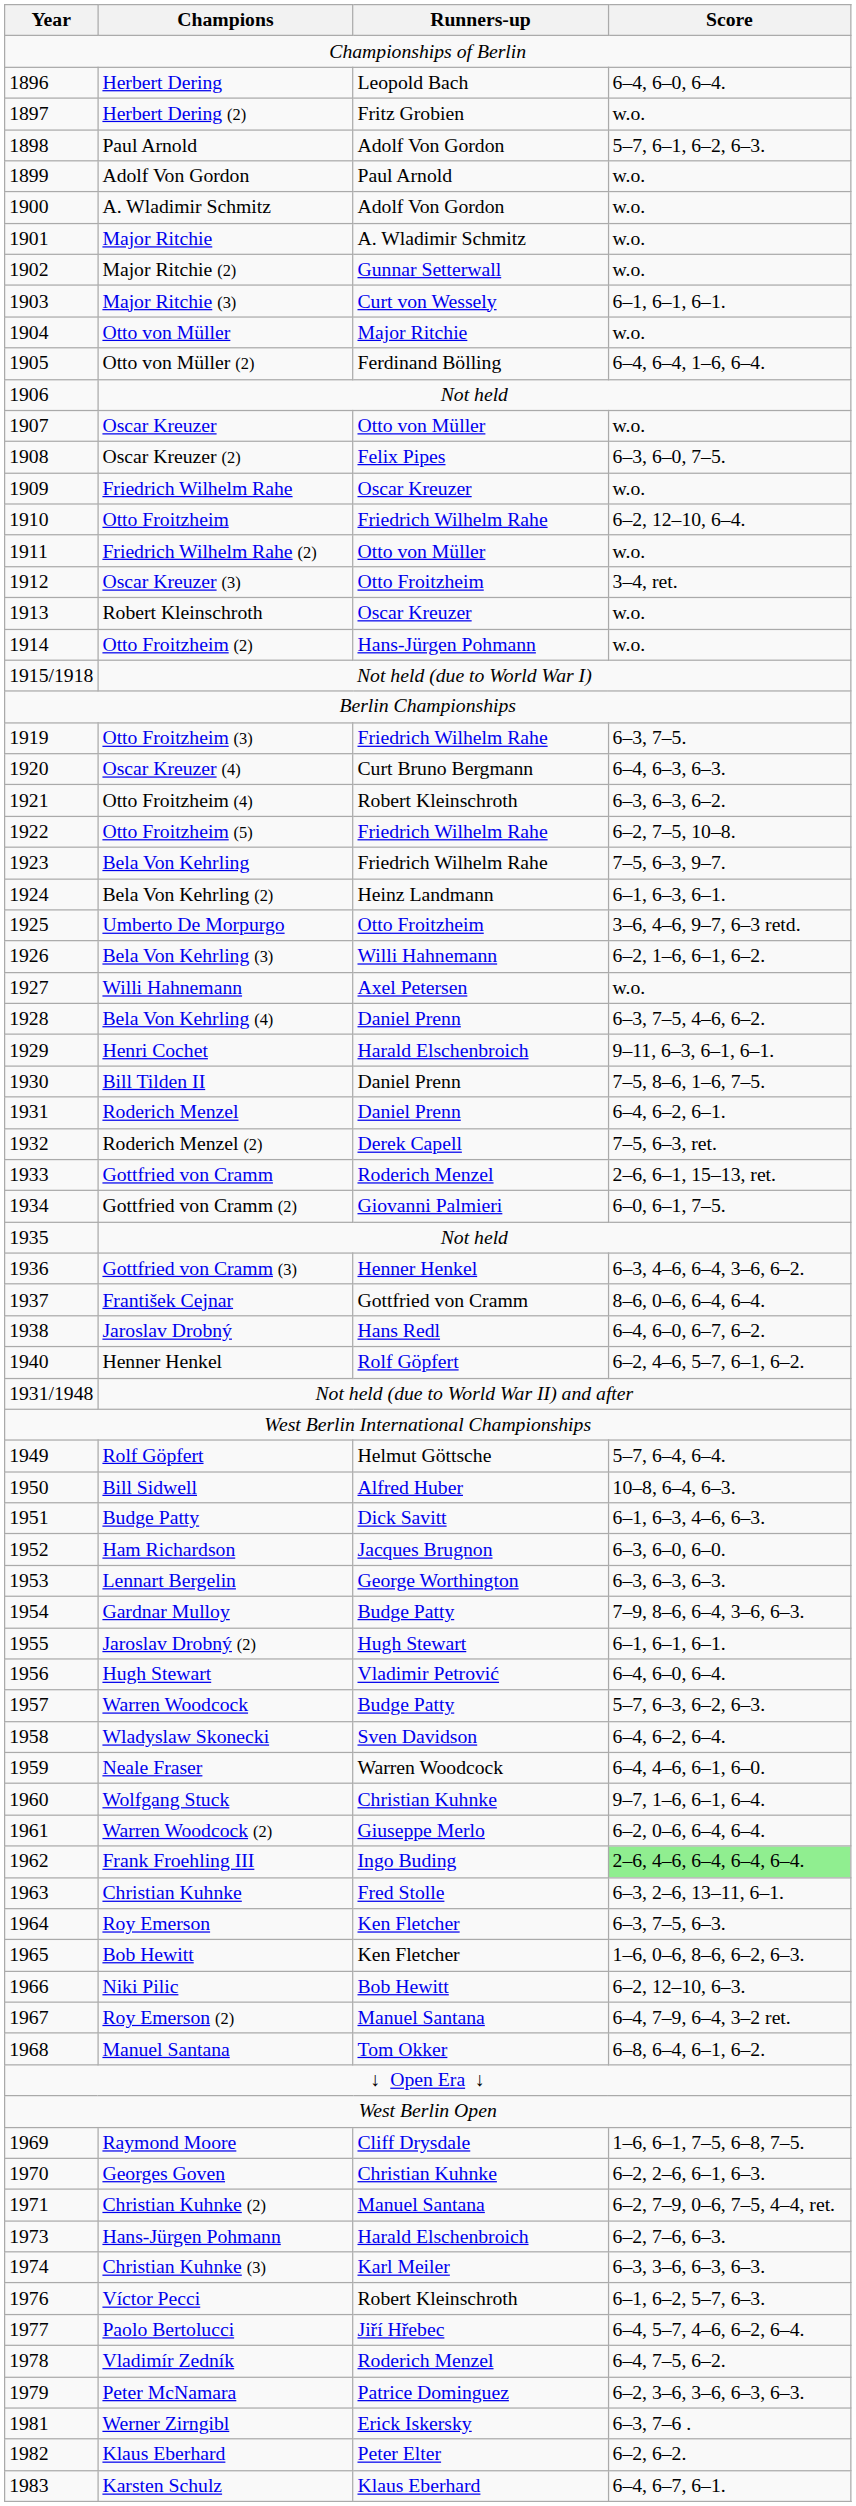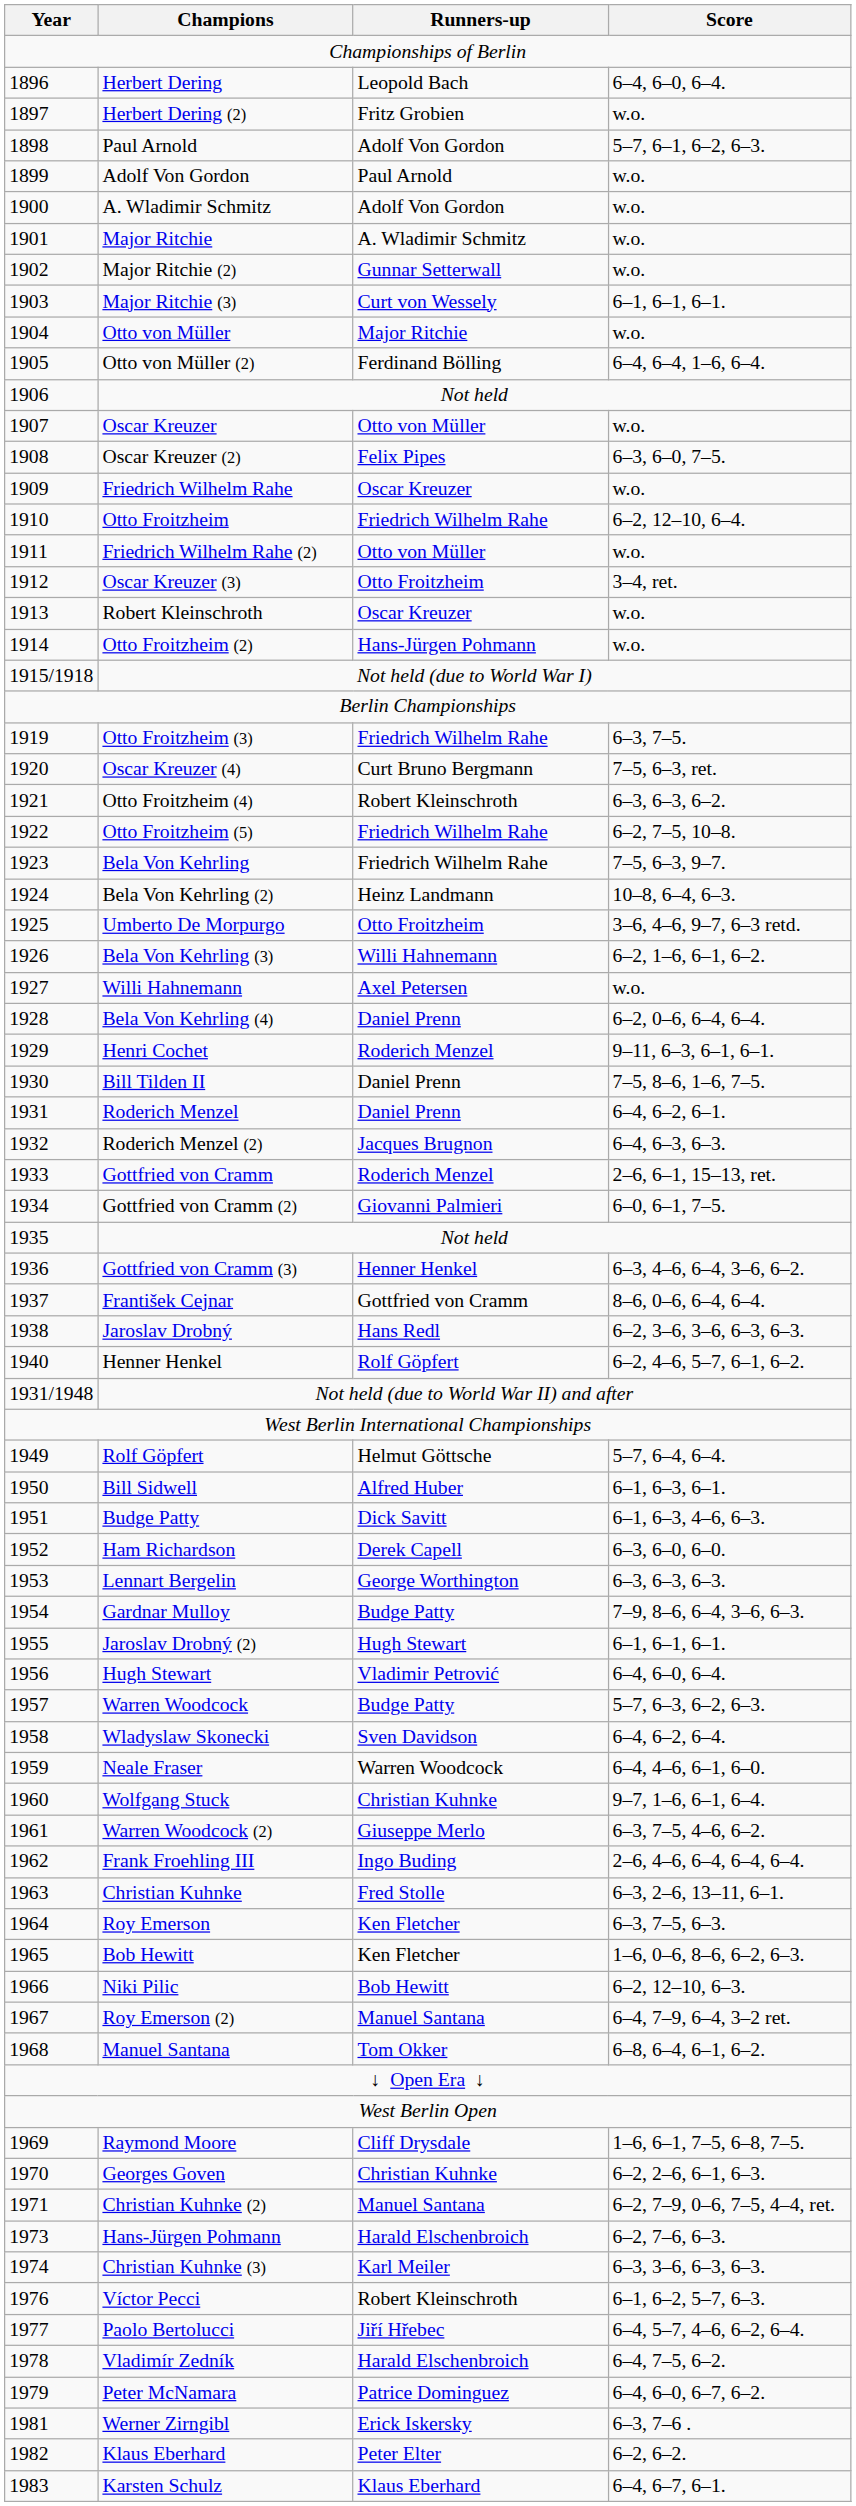(669, 769) 6–4, 6–3, 6–3. -> (665, 769) 7–5, 6–3, ret.
(669, 894) 6–1, 6–3, 6–1. -> (674, 894) 10–8, 6–4, 6–3.
(689, 1018) 6–3, 7–5, 4–6, 6–2. -> (689, 1018) 6–2, 0–6, 6–4, 6–4.
(443, 1050) Harald Elschenbroich -> (426, 1050) Roderich Menzel
(410, 1143) Derek Capell -> (425, 1143) Jacques Brugnon
(665, 1143) 7–5, 6–3, ret. -> (669, 1143) 6–4, 6–3, 6–3.
(689, 1330) 6–4, 6–0, 6–7, 6–2. -> (709, 1330) 6–2, 3–6, 3–6, 6–3, 6–3.
(674, 1487) 10–8, 6–4, 6–3. -> (669, 1487) 6–1, 6–3, 6–1.
(425, 1549) Jacques Brugnon -> (410, 1549) Derek Capell
(689, 1830) 6–2, 0–6, 6–4, 6–4. -> (689, 1830) 6–3, 7–5, 4–6, 6–2.
(709, 1861) lightgreen background -> (709, 1861) no background
(426, 2360) Roderich Menzel -> (443, 2360) Harald Elschenbroich
(709, 2392) 6–2, 3–6, 3–6, 6–3, 6–3. -> (689, 2392) 6–4, 6–0, 6–7, 6–2.
